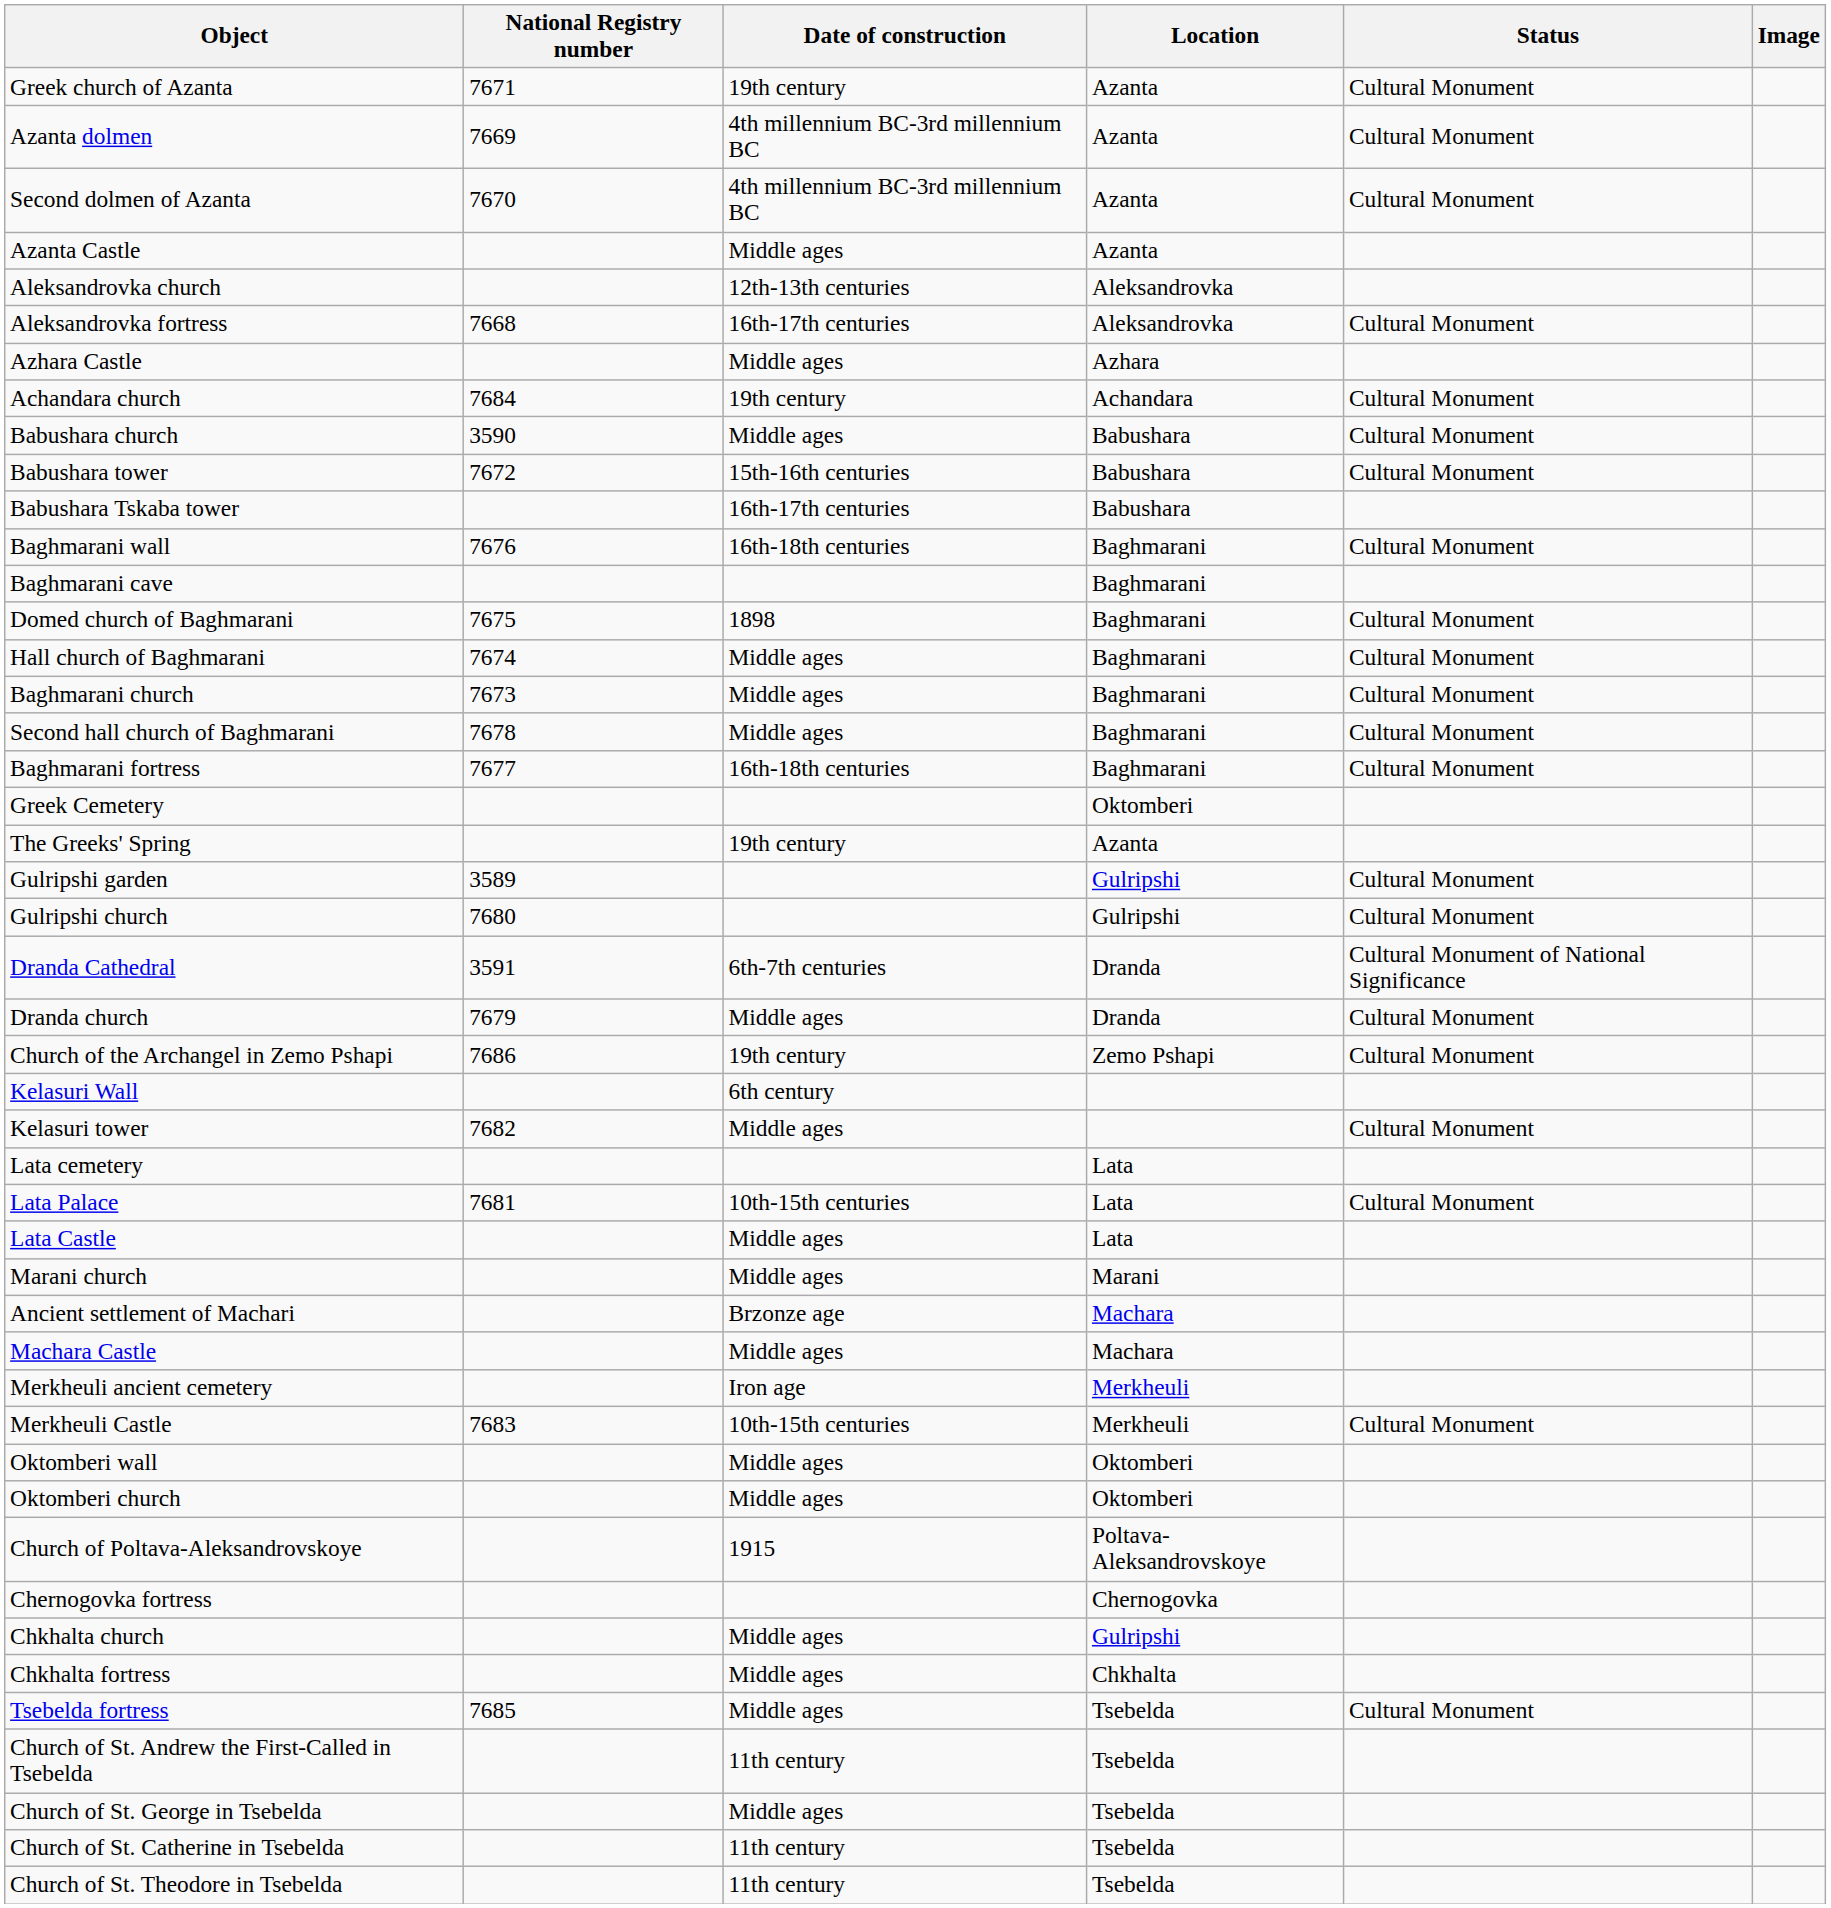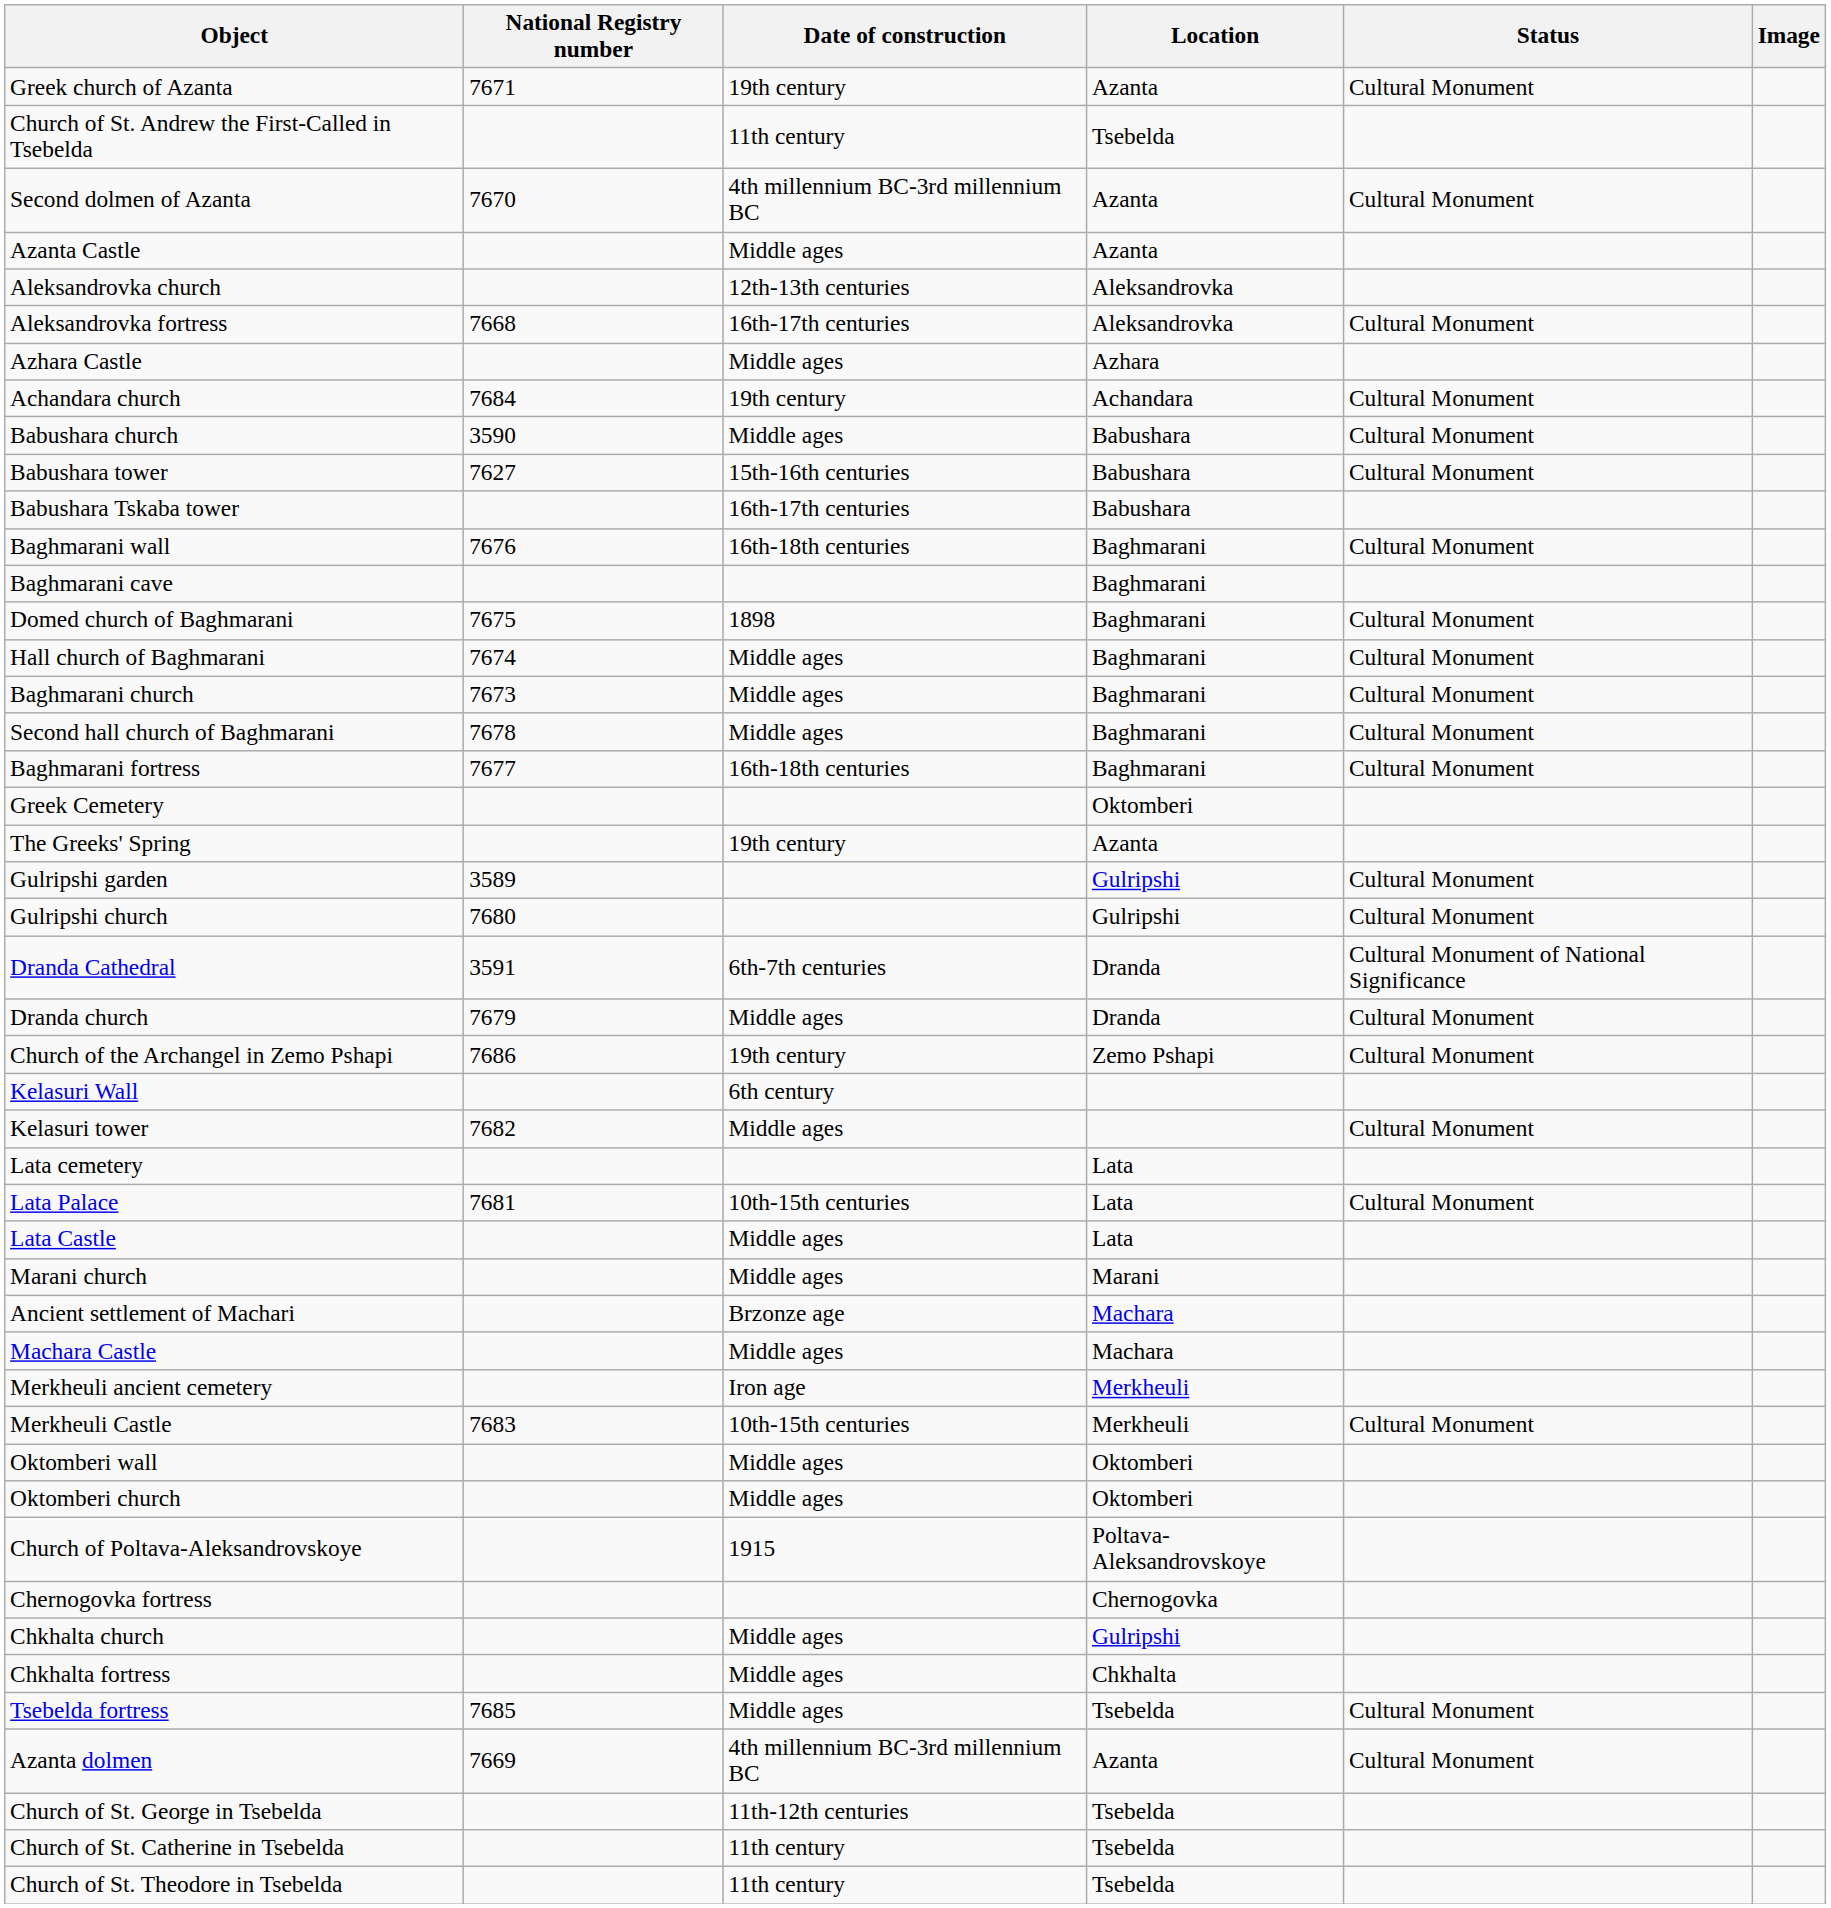rows swapped: (81, 136) <-> (201, 1760)
(493, 472) 7672 -> (493, 472) 7627
(786, 1810) Middle ages -> (819, 1810) 11th-12th centuries
